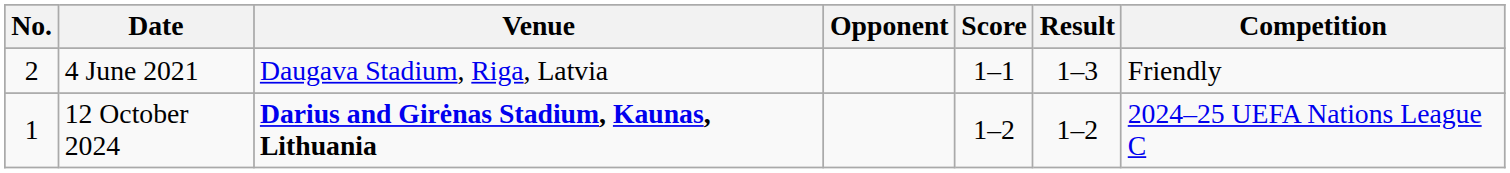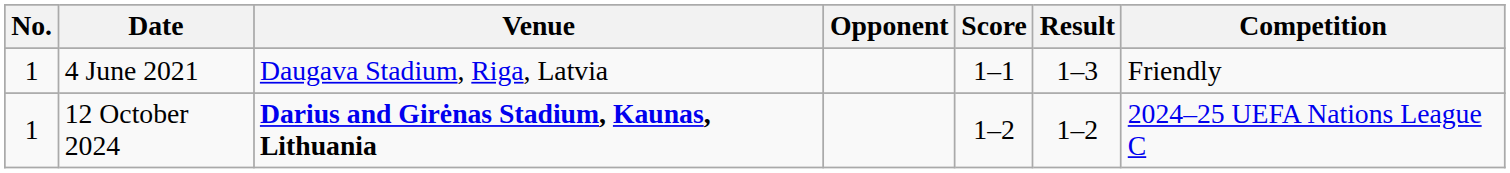(32, 70) 2 -> (32, 70) 1
